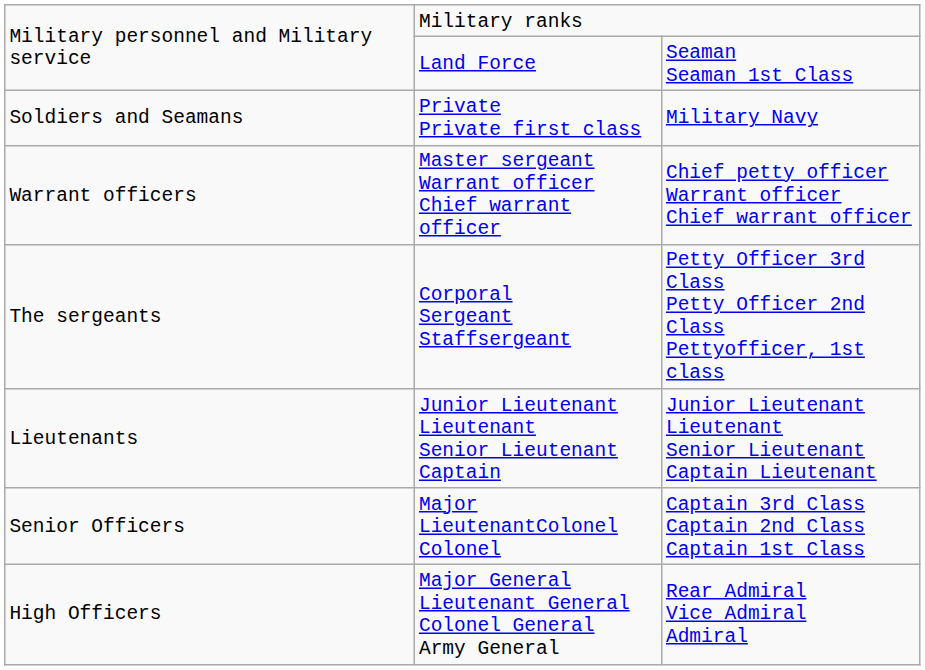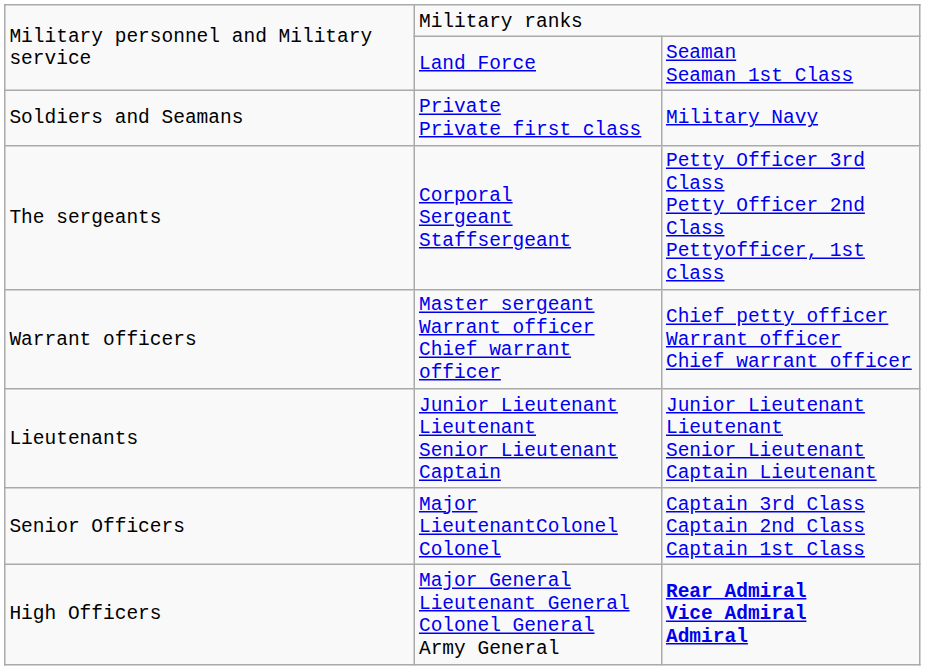rows swapped: (85, 317) <-> (103, 195)
(736, 614) normal -> (736, 614) bold
